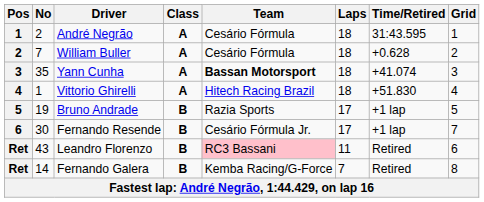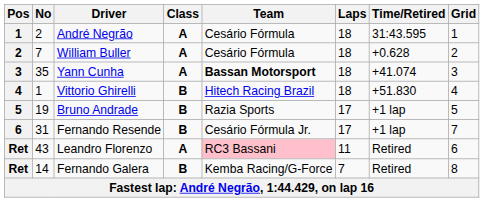(183, 91) A -> (183, 91) B
(42, 130) 30 -> (42, 130) 31
(183, 149) B -> (183, 149) A
